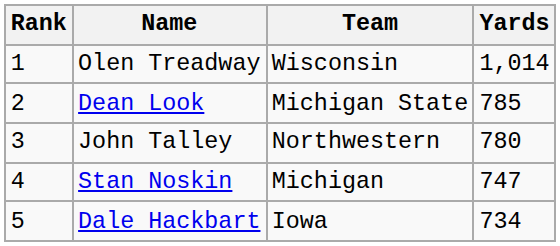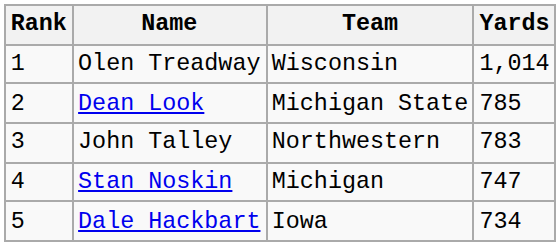(501, 142) 780 -> (501, 142) 783
